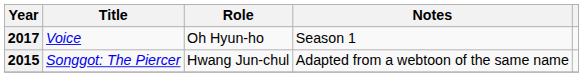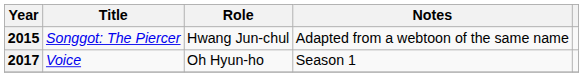rows swapped: (24, 60) <-> (24, 38)
